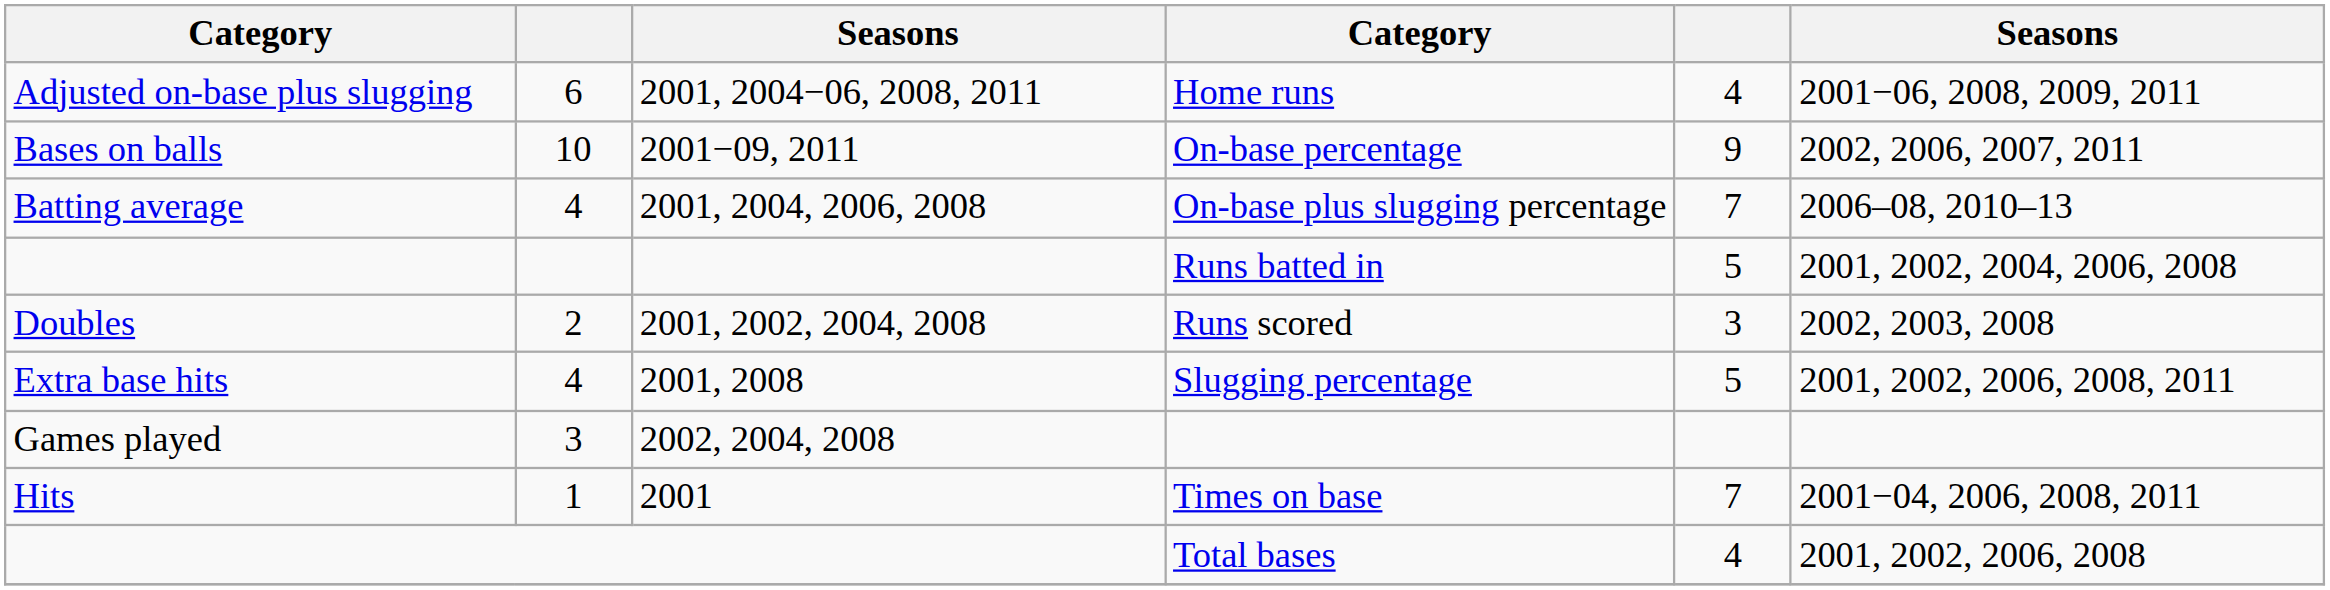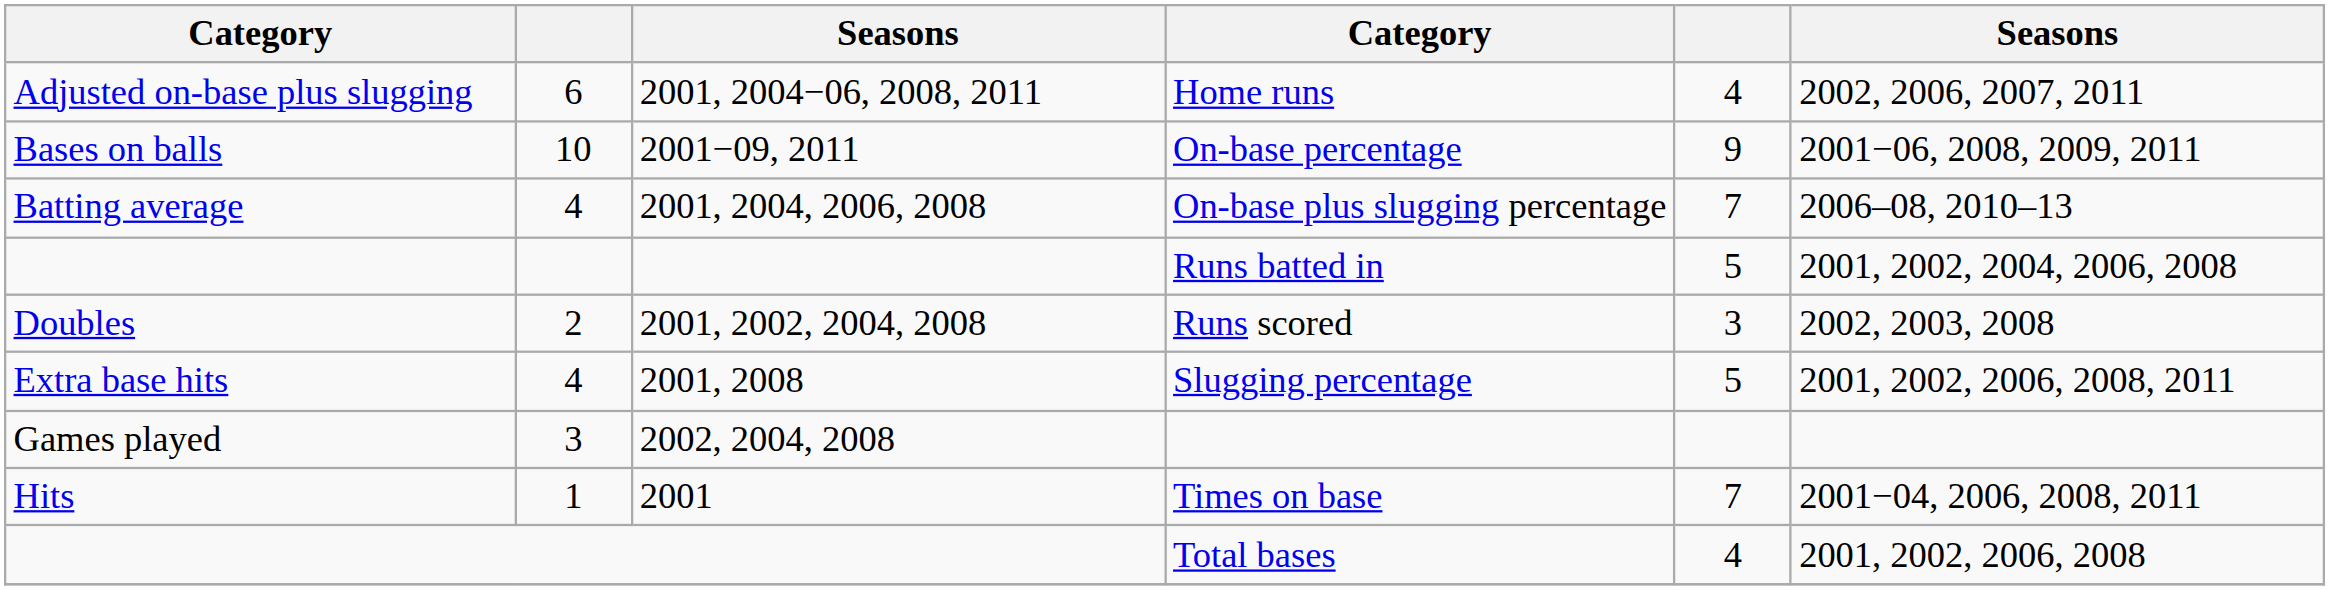(2000, 91) 2001−06, 2008, 2009, 2011 -> (1972, 91) 2002, 2006, 2007, 2011
(1972, 149) 2002, 2006, 2007, 2011 -> (2000, 149) 2001−06, 2008, 2009, 2011
